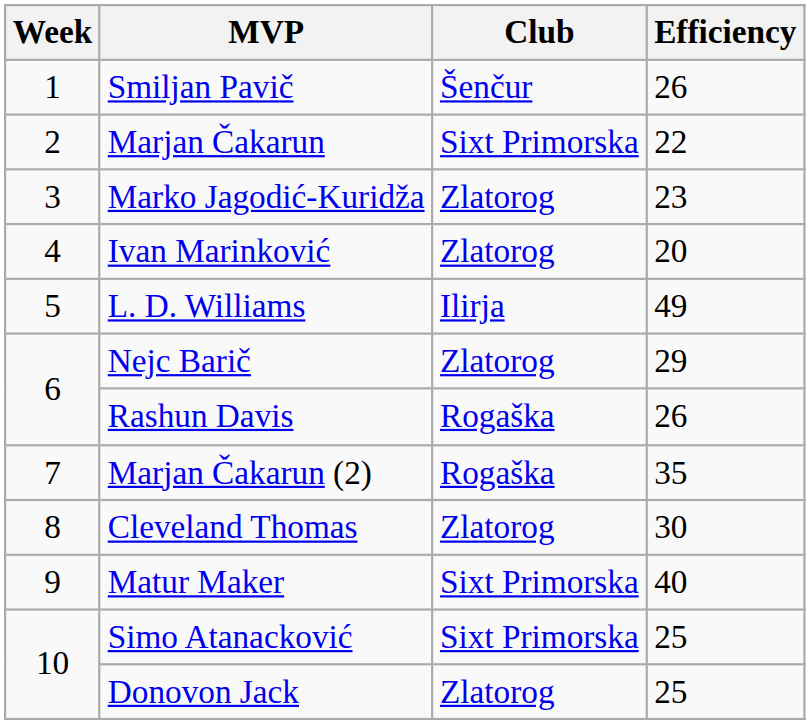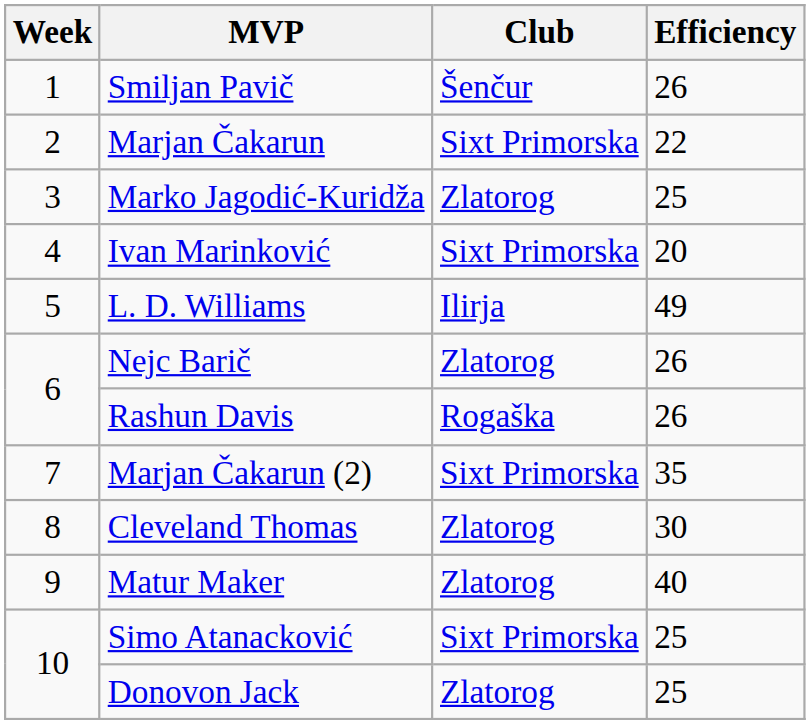(671, 196) 23 -> (671, 196) 25
(497, 251) Zlatorog -> (539, 251) Sixt Primorska
(671, 361) 29 -> (671, 361) 26
(497, 471) Rogaška -> (539, 471) Sixt Primorska
(539, 580) Sixt Primorska -> (497, 580) Zlatorog
